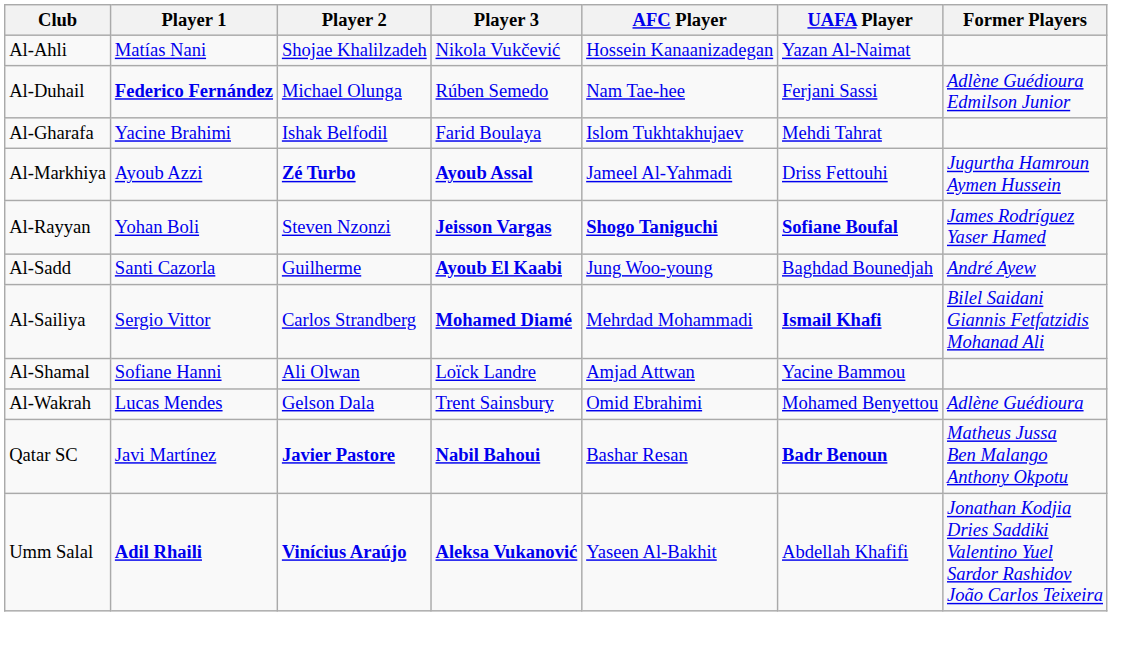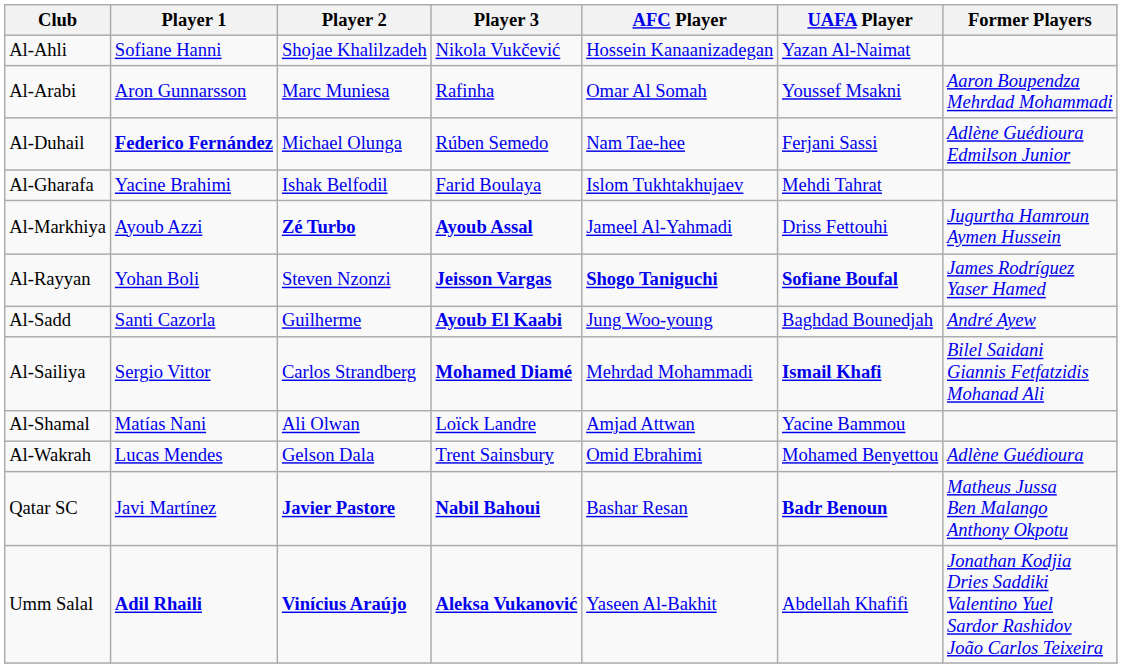(160, 50) Matías Nani -> (168, 50) Sofiane Hanni
+ row: (43, 91)
(168, 373) Sofiane Hanni -> (160, 425) Matías Nani
